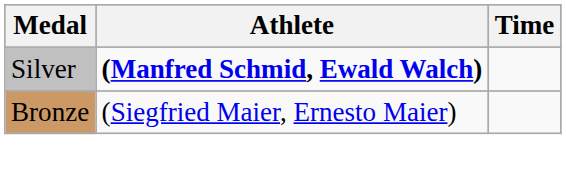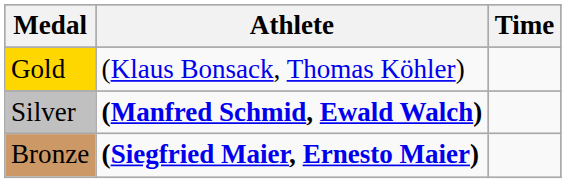+ row: (38, 68)
(279, 111) normal -> (290, 154) bold
